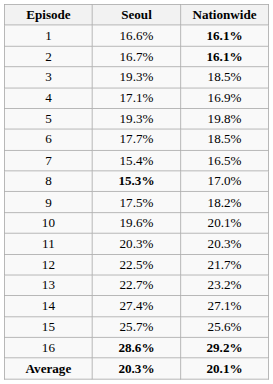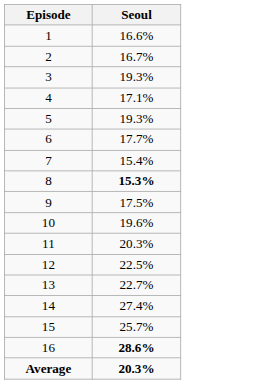- column: (225, 14)
